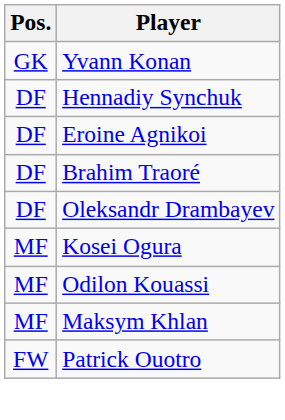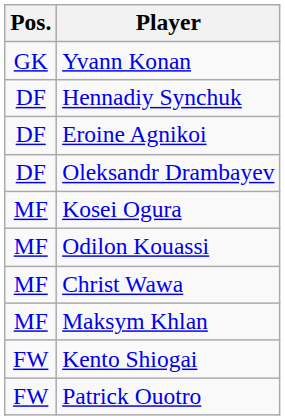- row: (131, 172)
+ row: (123, 284)
+ row: (130, 358)
